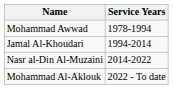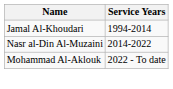- row: (47, 28)
